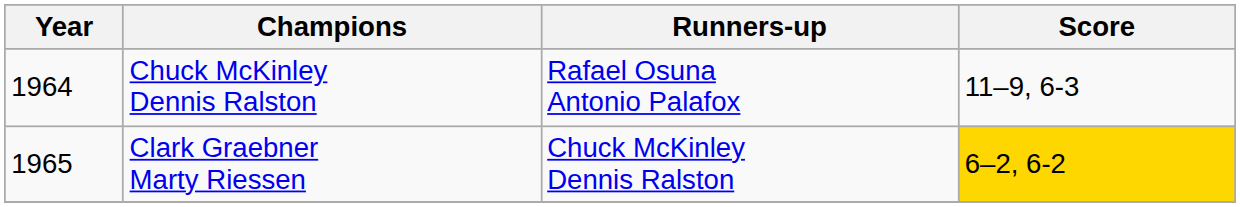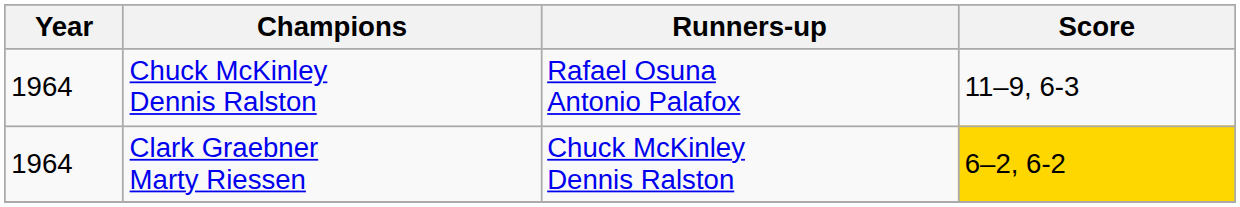(42, 162) 1965 -> (42, 162) 1964
